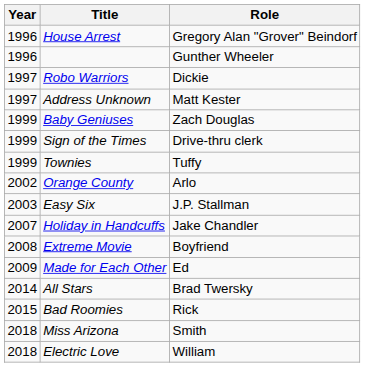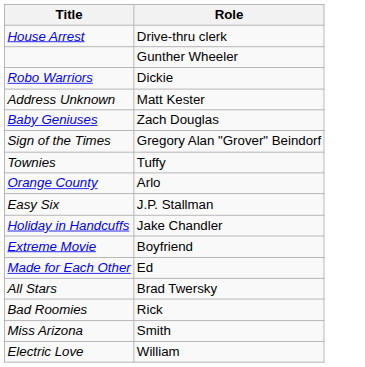- column: (22, 15)
(265, 36) Gregory Alan "Grover" Beindorf -> (182, 36) Drive-thru clerk
(218, 141) Drive-thru clerk -> (229, 141) Gregory Alan "Grover" Beindorf
